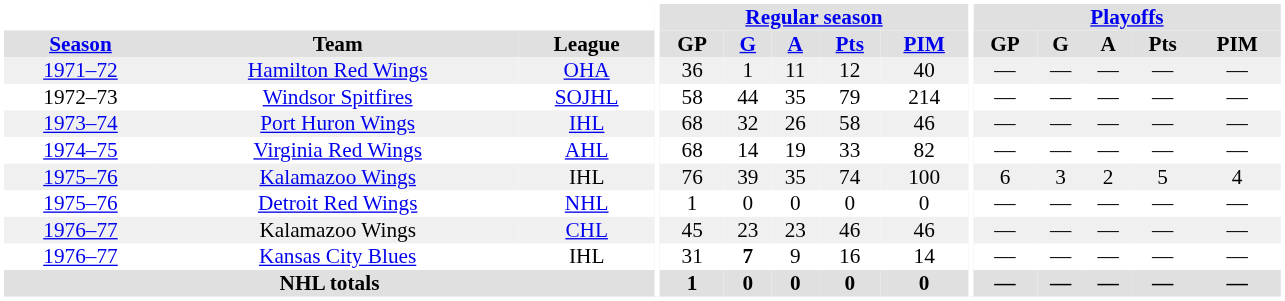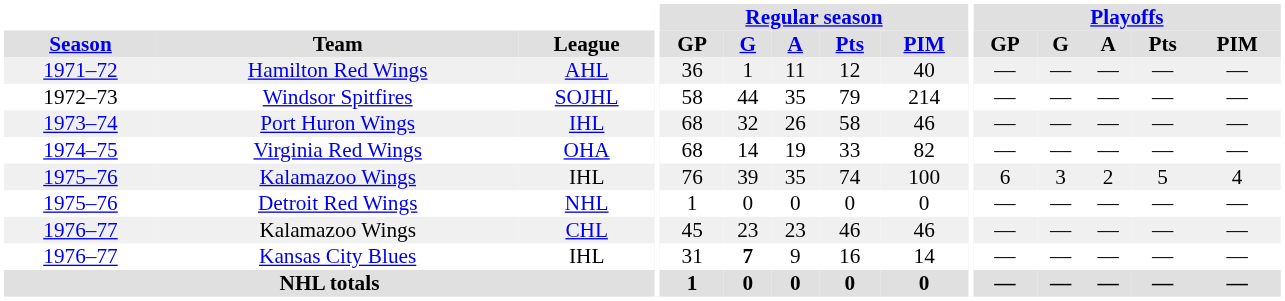(587, 70) OHA -> (587, 70) AHL
(587, 150) AHL -> (587, 150) OHA
